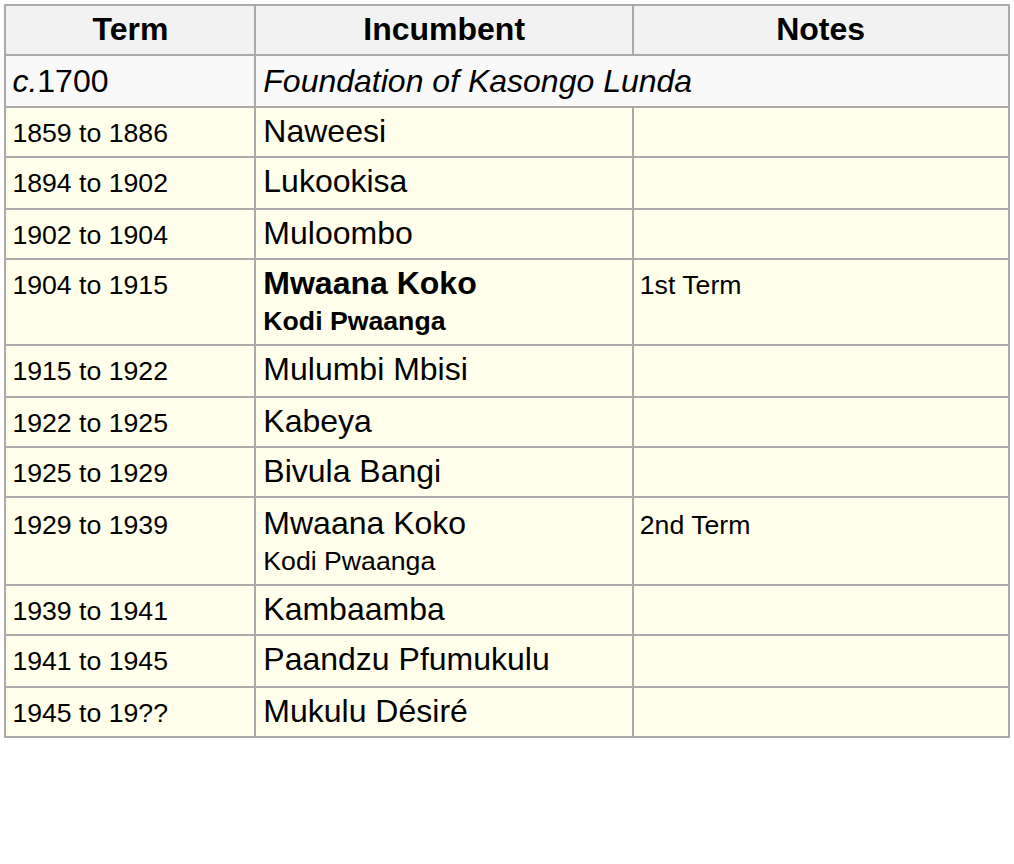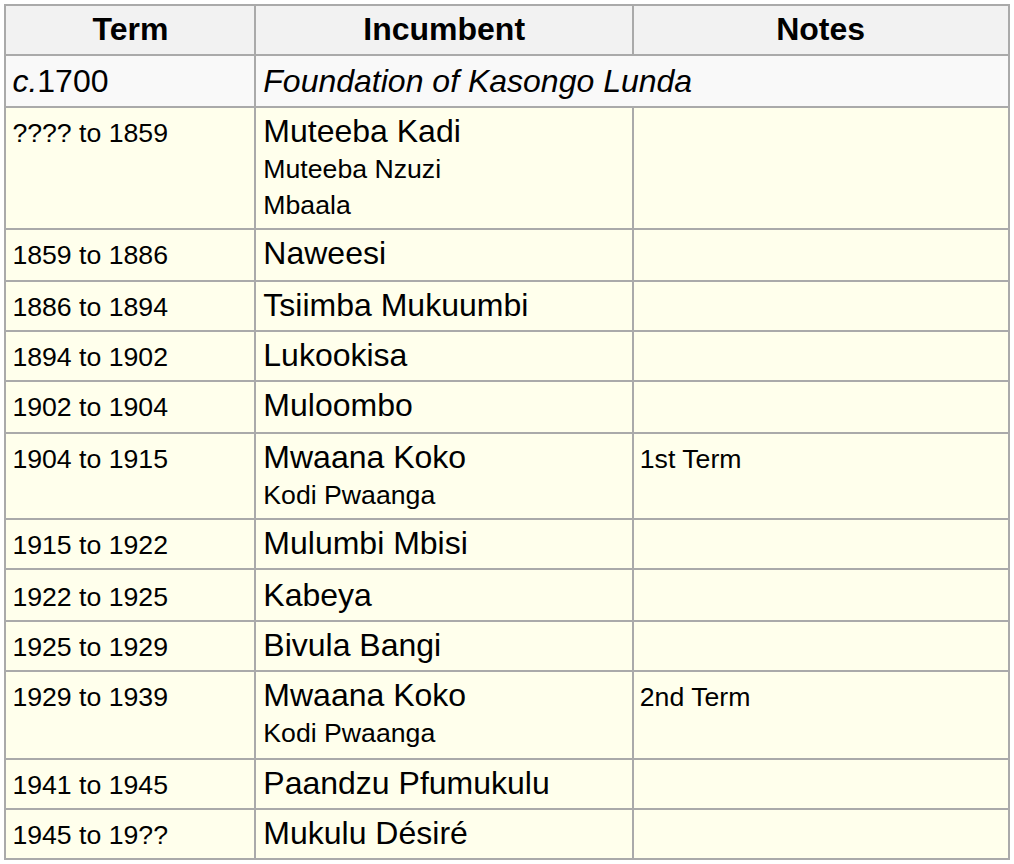+ row: (90, 133)
+ row: (90, 306)
(370, 301) bold -> (365, 475) normal
- row: (90, 611)
